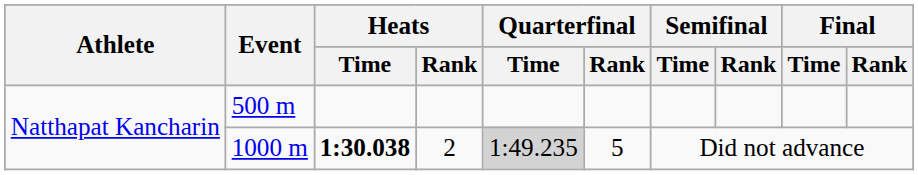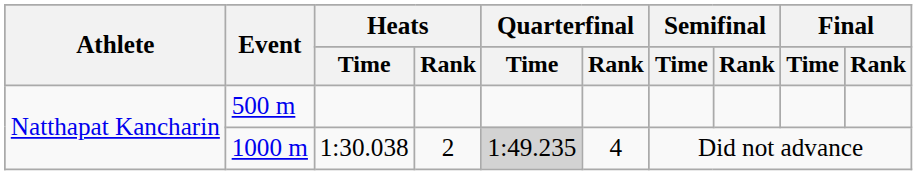(365, 148) bold -> (364, 148) normal
(617, 148) 5 -> (616, 148) 4
